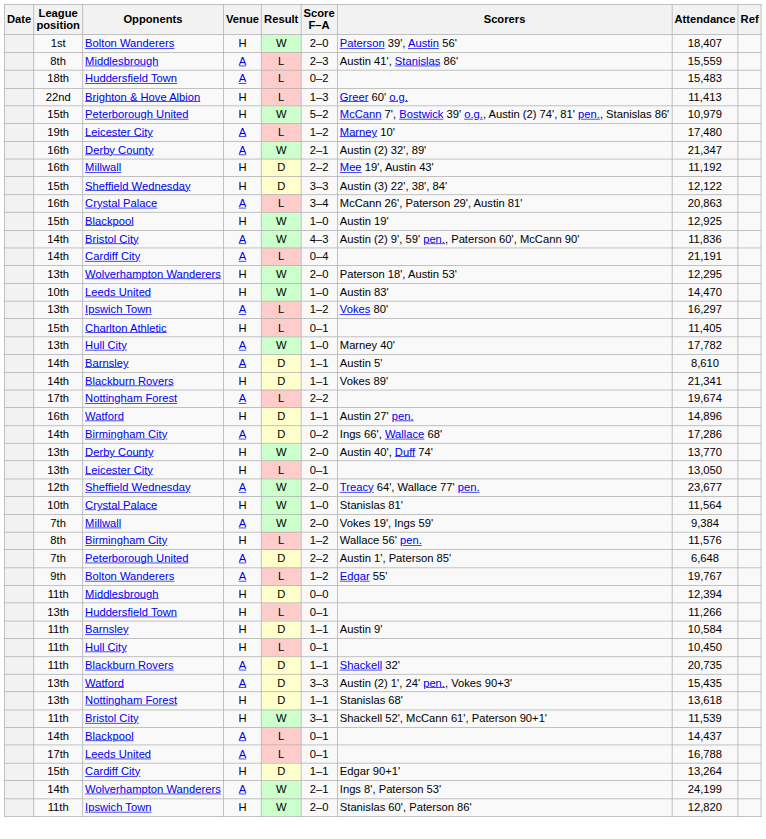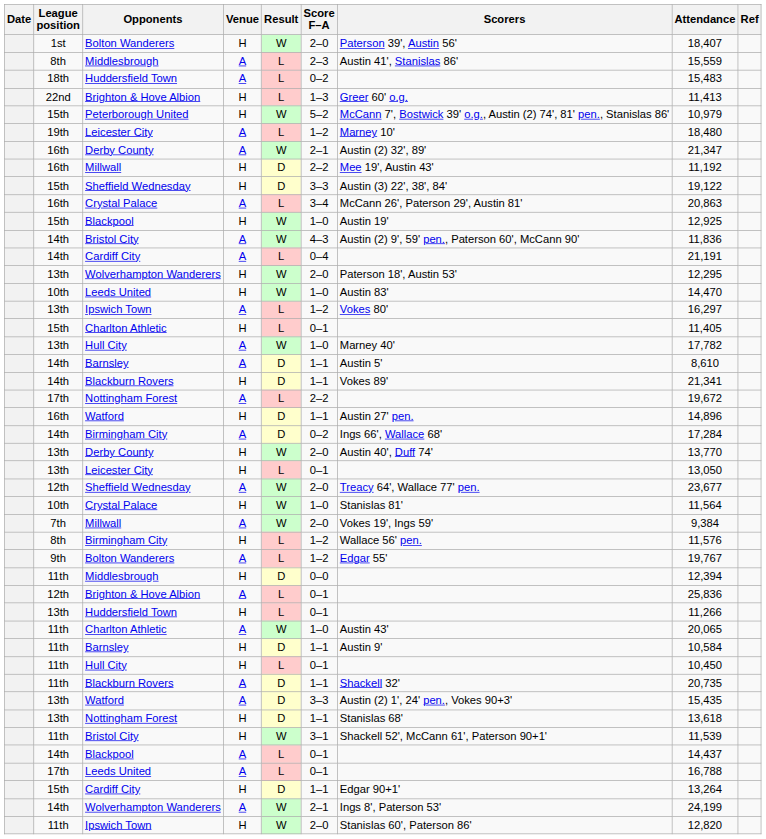(705, 132) 17,480 -> (705, 132) 18,480
(705, 185) 12,122 -> (705, 185) 19,122
(705, 398) 19,674 -> (705, 398) 19,672
(705, 434) 17,286 -> (705, 434) 17,284
- row: (58, 558)
+ row: (58, 594)
+ row: (58, 629)
